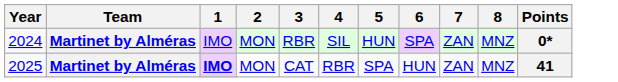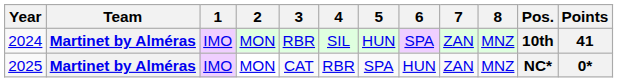+ column: (538, 16)
(545, 40) 0* -> (585, 40) 41
(218, 65) bold -> (218, 65) normal
(545, 65) 41 -> (585, 65) 0*
